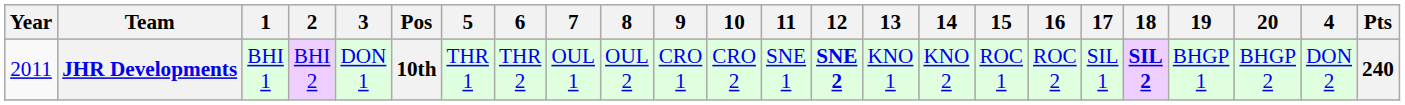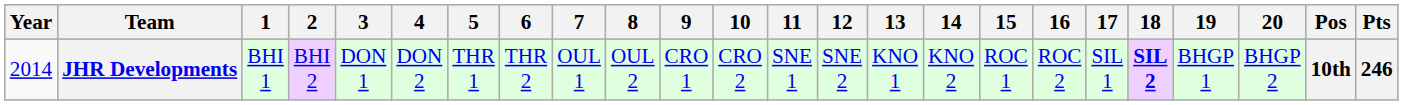columns swapped: (1329, 21) <-> (416, 21)
(31, 69) 2011 -> (31, 69) 2014
(837, 69) bold -> (842, 69) normal
(1378, 69) 240 -> (1377, 69) 246
